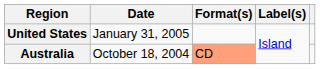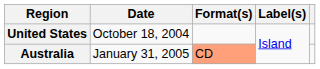(141, 34) January 31, 2005 -> (141, 34) October 18, 2004
(141, 53) October 18, 2004 -> (141, 53) January 31, 2005
